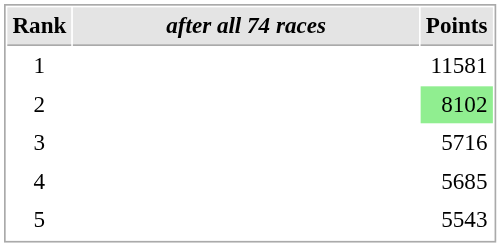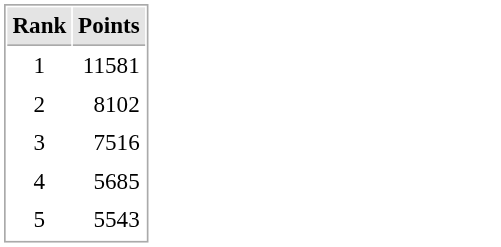- column: (246, 25)
(464, 104) lightgreen background -> (117, 104) no background
(464, 143) 5716 -> (117, 143) 7516
